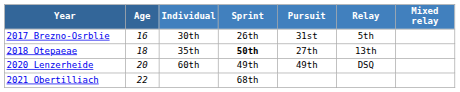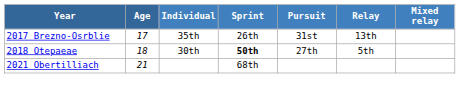(142, 37) 16 -> (142, 37) 17
(189, 37) 30th -> (189, 37) 35th
(366, 37) 5th -> (366, 37) 13th
(189, 51) 35th -> (189, 51) 30th
(366, 51) 13th -> (366, 51) 5th
- row: (50, 66)
(142, 80) 22 -> (142, 66) 21
